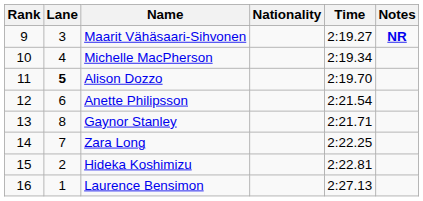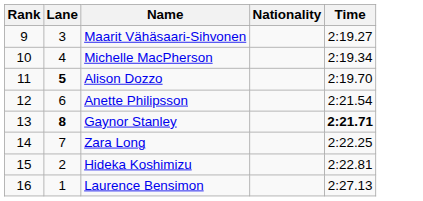- column: (397, 15)
(62, 121) normal -> (62, 121) bold
(350, 121) normal -> (350, 121) bold
